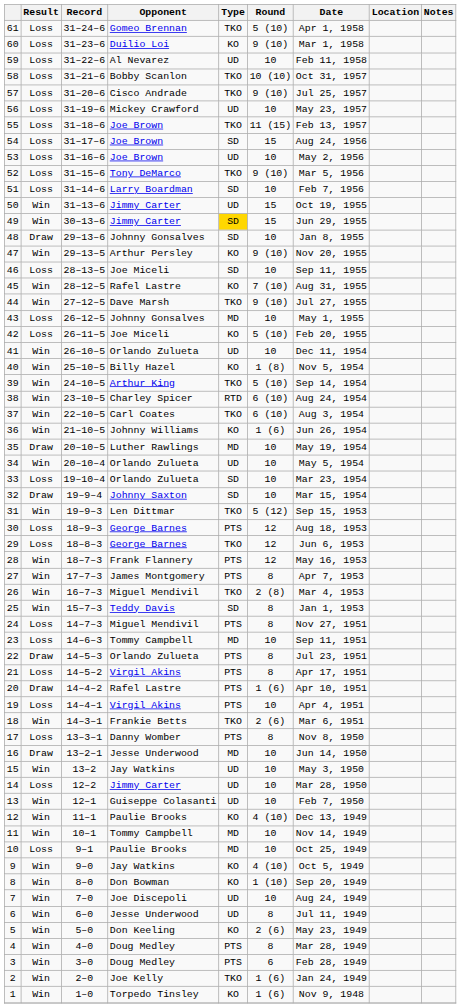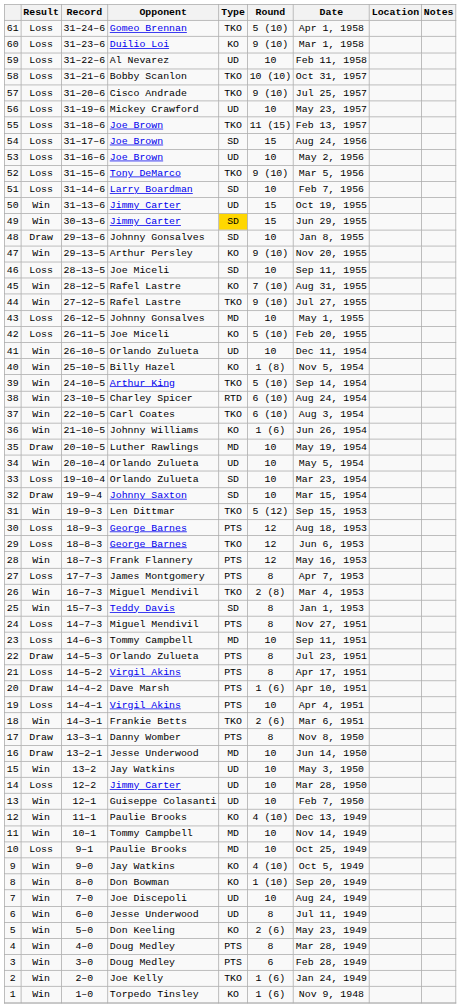(139, 302) Dave Marsh -> (145, 302) Rafel Lastre
(41, 576) Win -> (41, 576) Loss
(145, 689) Rafel Lastre -> (139, 689) Dave Marsh
(41, 737) Loss -> (41, 737) Draw
